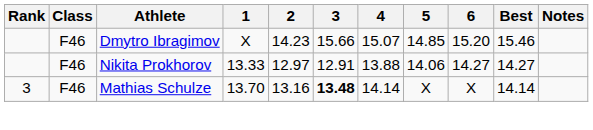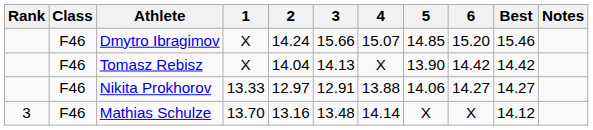(291, 40) 14.23 -> (291, 40) 14.24
+ row: (151, 64)
(336, 88) bold -> (336, 112) normal
(516, 88) 14.14 -> (516, 112) 14.12
